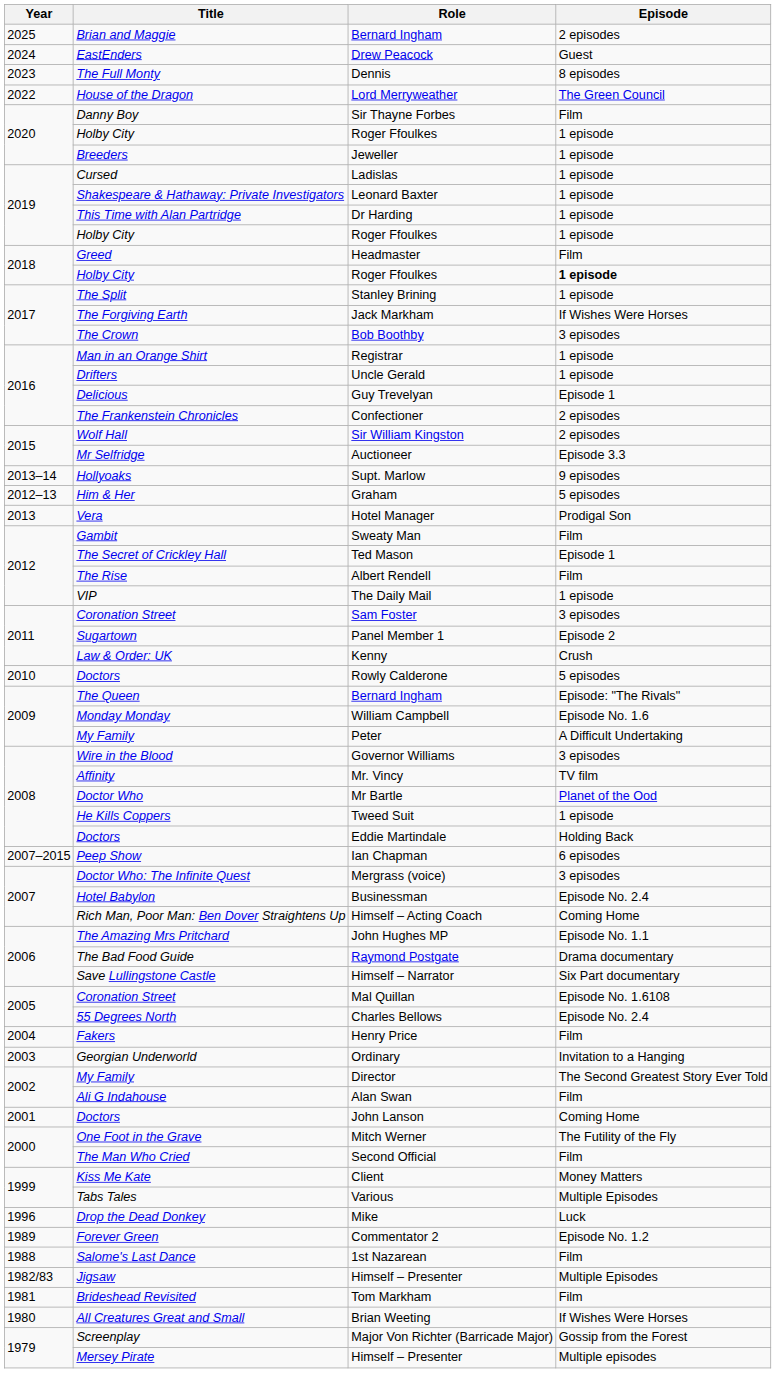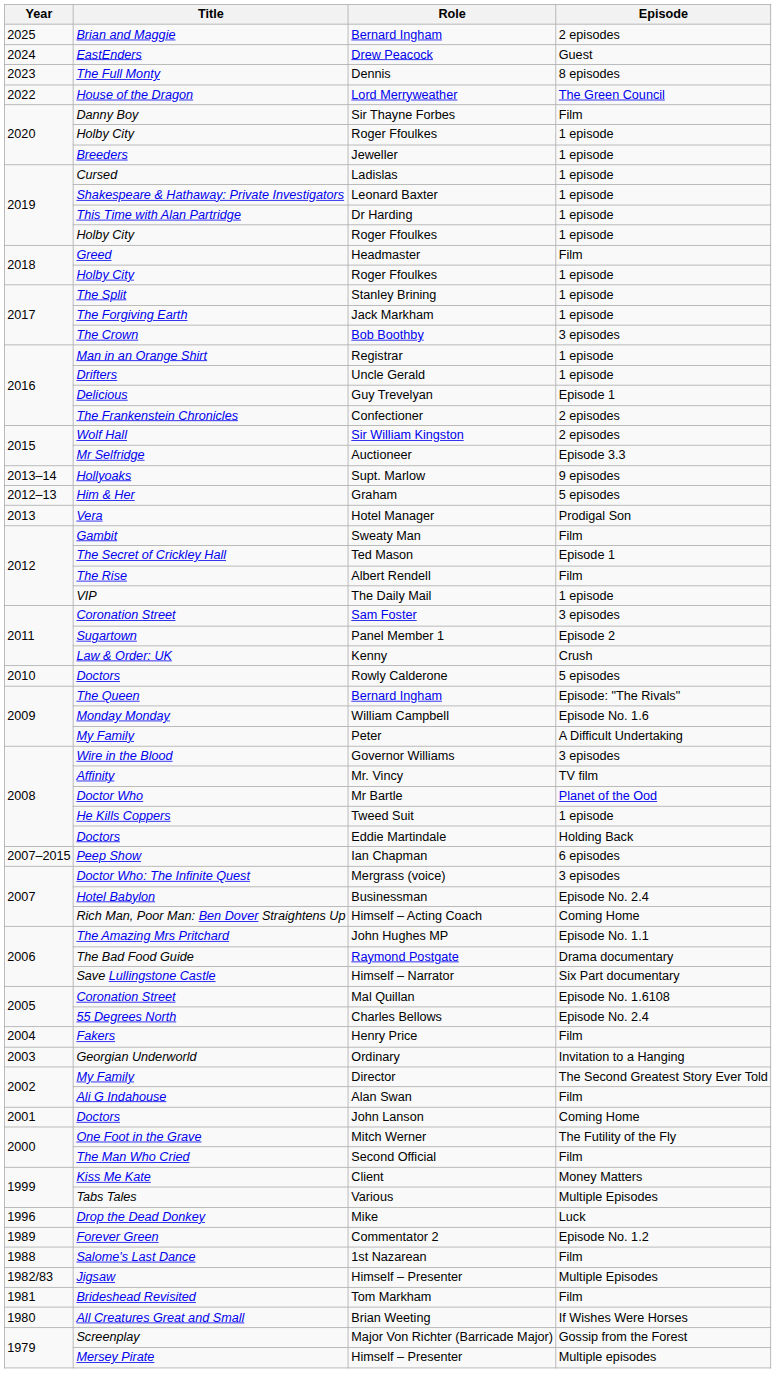(588, 275) bold -> (586, 275) normal
(623, 315) If Wishes Were Horses -> (586, 315) 1 episode
